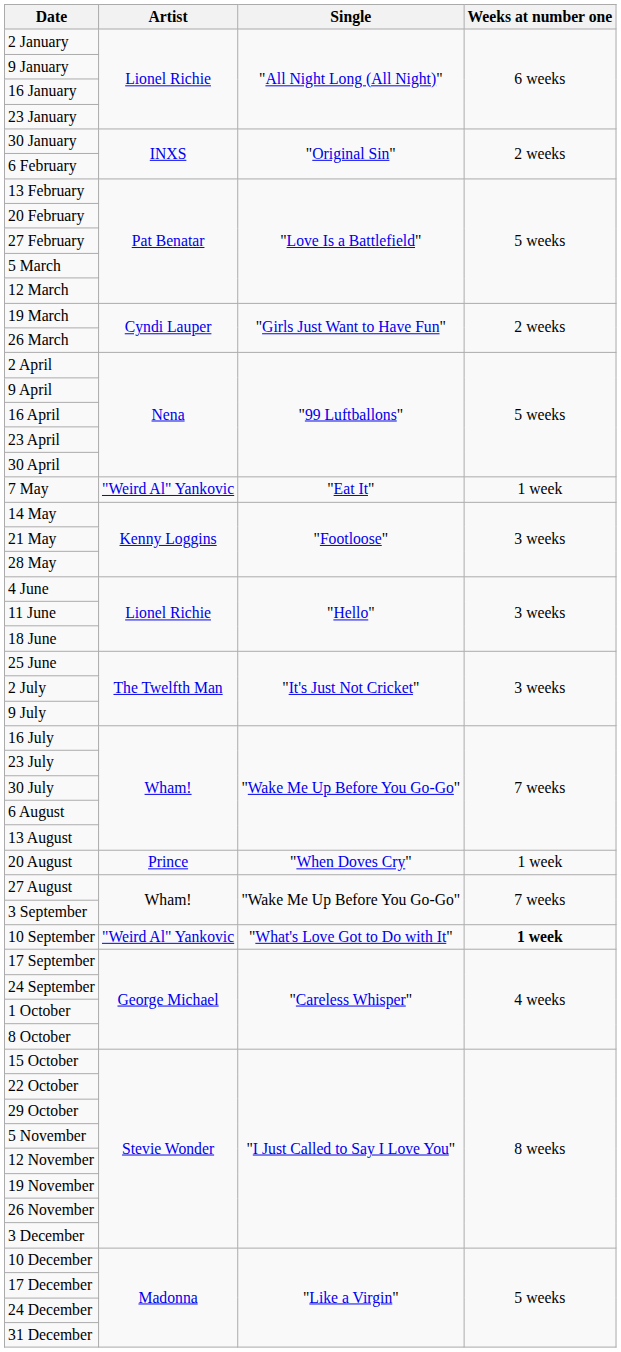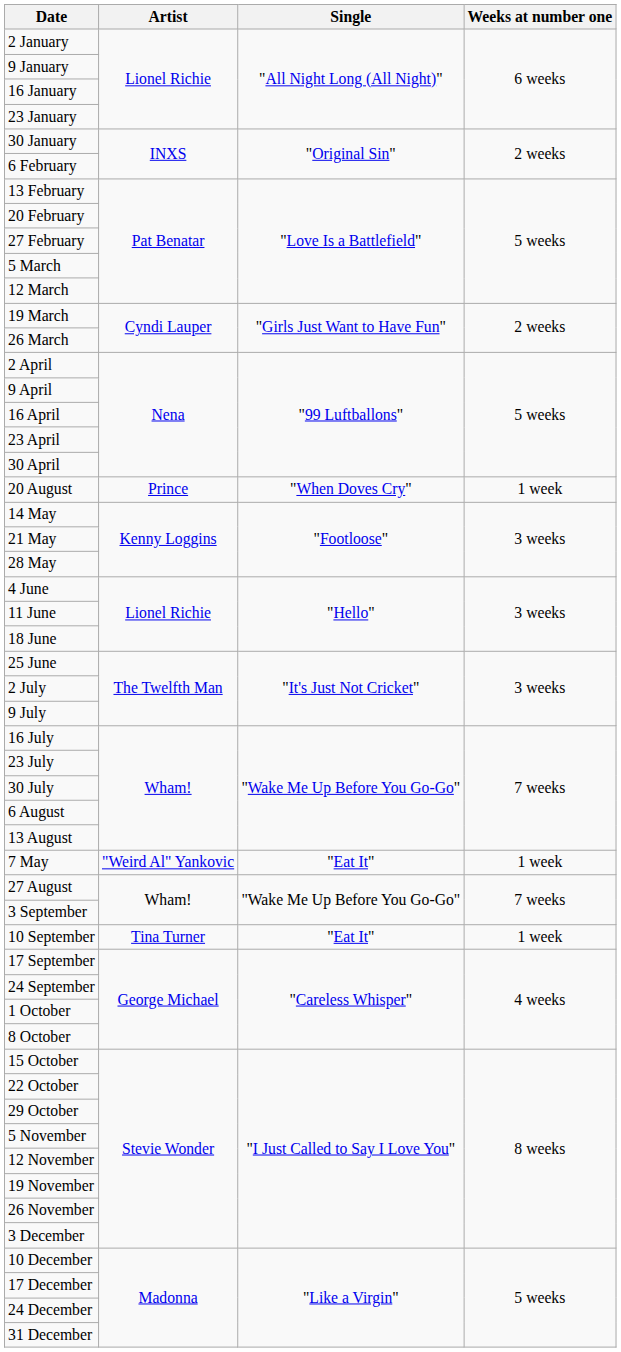rows swapped: (28, 489) <-> (40, 862)
(168, 937) "Weird Al" Yankovic -> (168, 937) Tina Turner
(351, 937) "What's Love Got to Do with It" -> (351, 937) "Eat It"
(540, 937) bold -> (540, 937) normal
